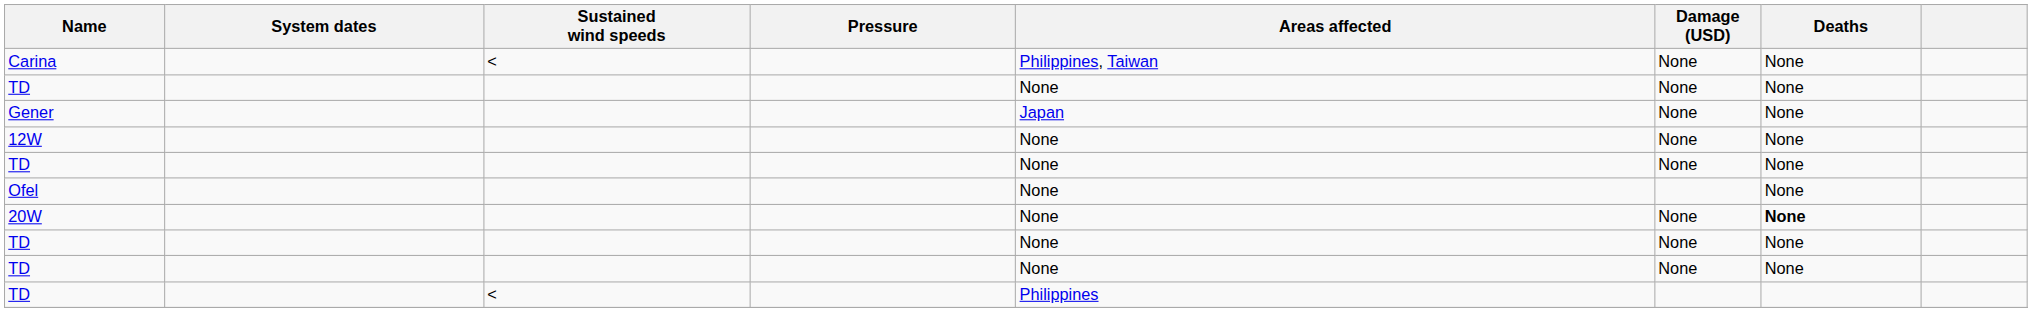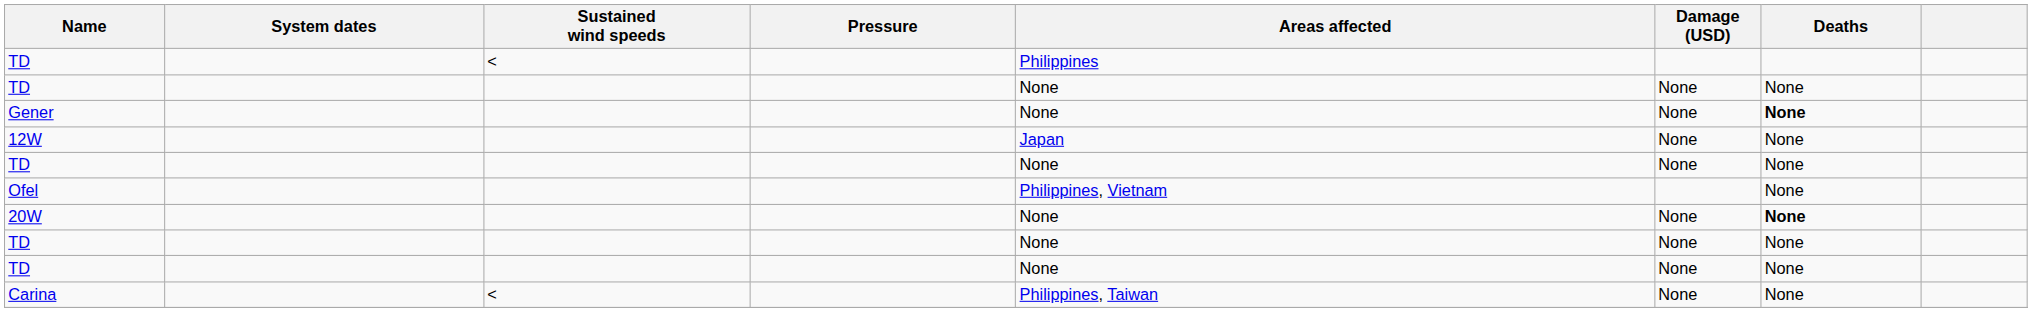rows swapped: (32, 61) <-> (19, 294)
(1042, 113) Japan -> (1039, 113) None
(1784, 113) normal -> (1785, 113) bold
(1039, 139) None -> (1042, 139) Japan
(1039, 191) None -> (1093, 191) Philippines, Vietnam
